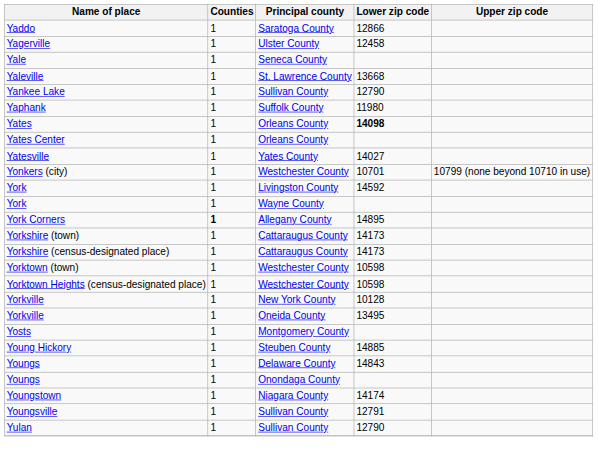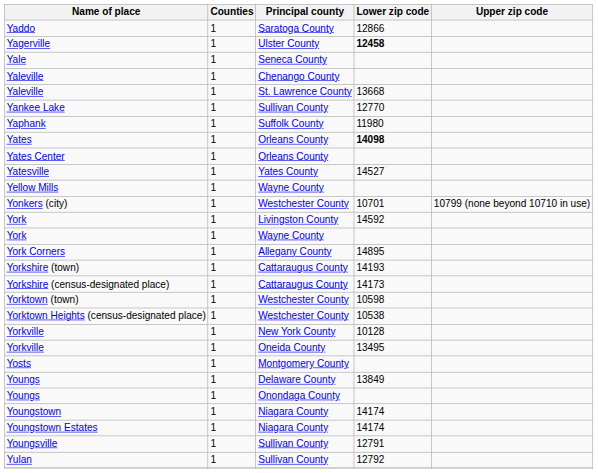(370, 44) normal -> (370, 44) bold
+ row: (25, 76)
(370, 92) 12790 -> (370, 108) 12770
(370, 156) 14027 -> (370, 172) 14527
+ row: (33, 188)
(213, 220) bold -> (213, 252) normal
(370, 236) 14173 -> (370, 268) 14193
(370, 284) 10598 -> (370, 316) 10538
- row: (39, 348)
(370, 364) 14843 -> (370, 380) 13849
+ row: (52, 428)
(370, 428) 12790 -> (370, 460) 12792
